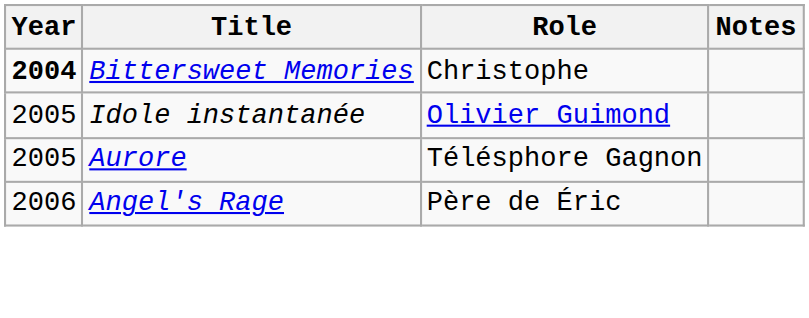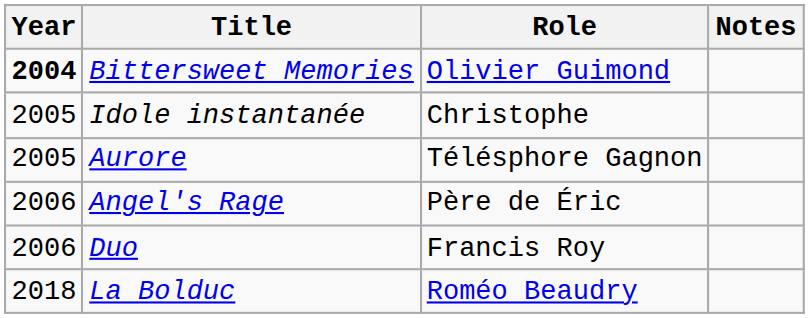(508, 71) Christophe -> (548, 71) Olivier Guimond
(548, 115) Olivier Guimond -> (508, 115) Christophe
+ row: (114, 247)
+ row: (162, 291)
